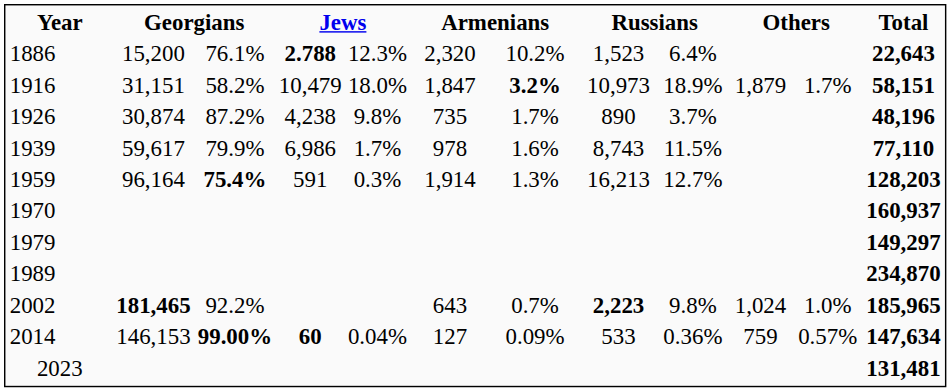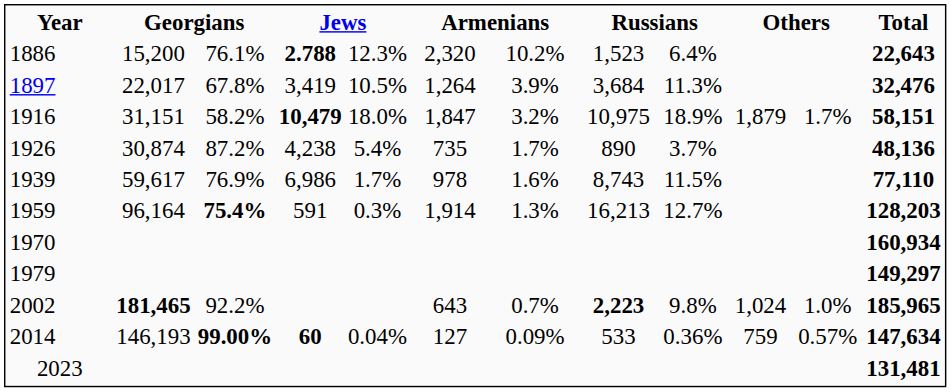+ row: (33, 85)
(310, 85) normal -> (310, 116) bold
(535, 85) bold -> (535, 116) normal
(619, 85) 10,973 -> (619, 116) 10,975
(377, 116) 9.8% -> (377, 148) 5.4%
(903, 116) 48,196 -> (903, 148) 48,136
(235, 148) 79.9% -> (235, 179) 76.9%
(903, 211) 160,937 -> (903, 242) 160,934
- row: (33, 274)
(153, 336) 146,153 -> (153, 336) 146,193
